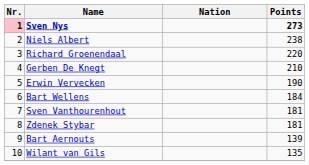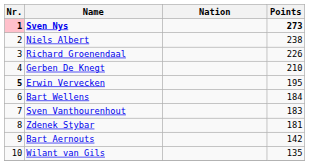(295, 54) 220 -> (295, 54) 226
(20, 82) normal -> (20, 82) bold
(295, 82) 190 -> (295, 82) 195
(295, 111) 181 -> (295, 111) 183
(295, 139) 139 -> (295, 139) 142
